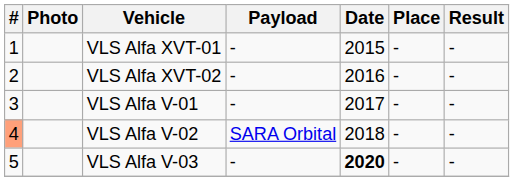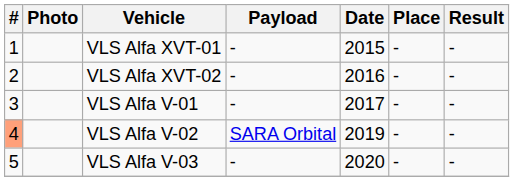(365, 133) 2018 -> (365, 133) 2019
(365, 162) bold -> (365, 162) normal
